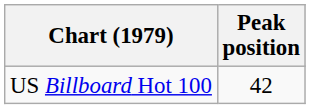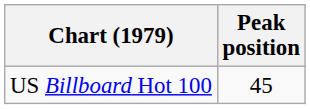(261, 84) 42 -> (261, 84) 45
